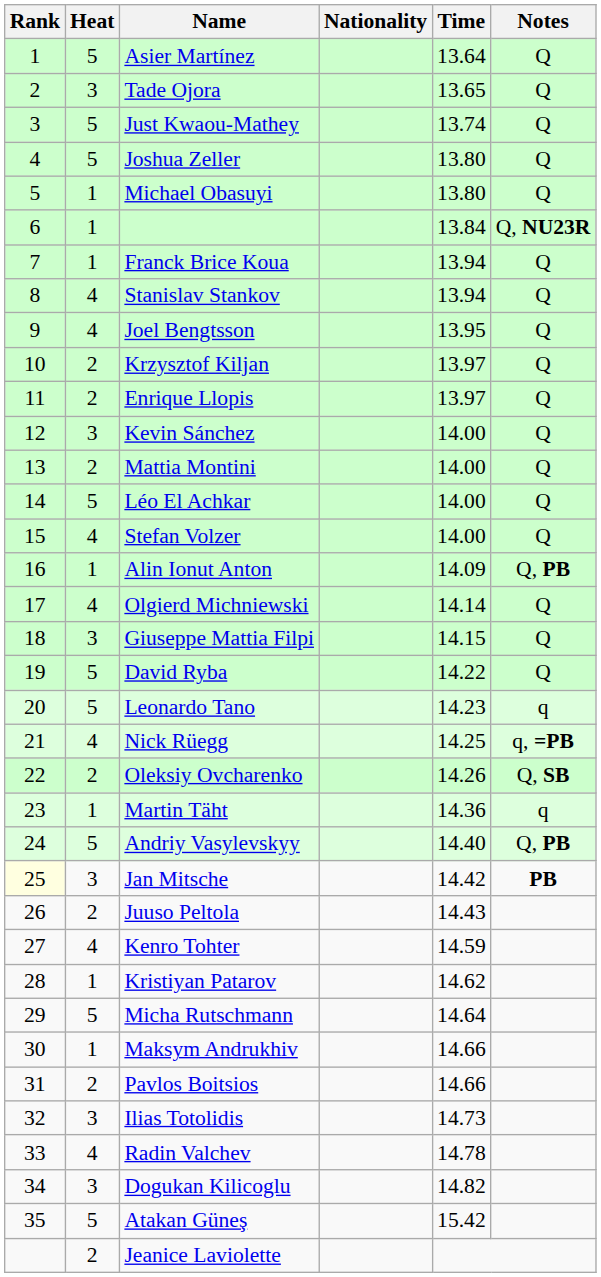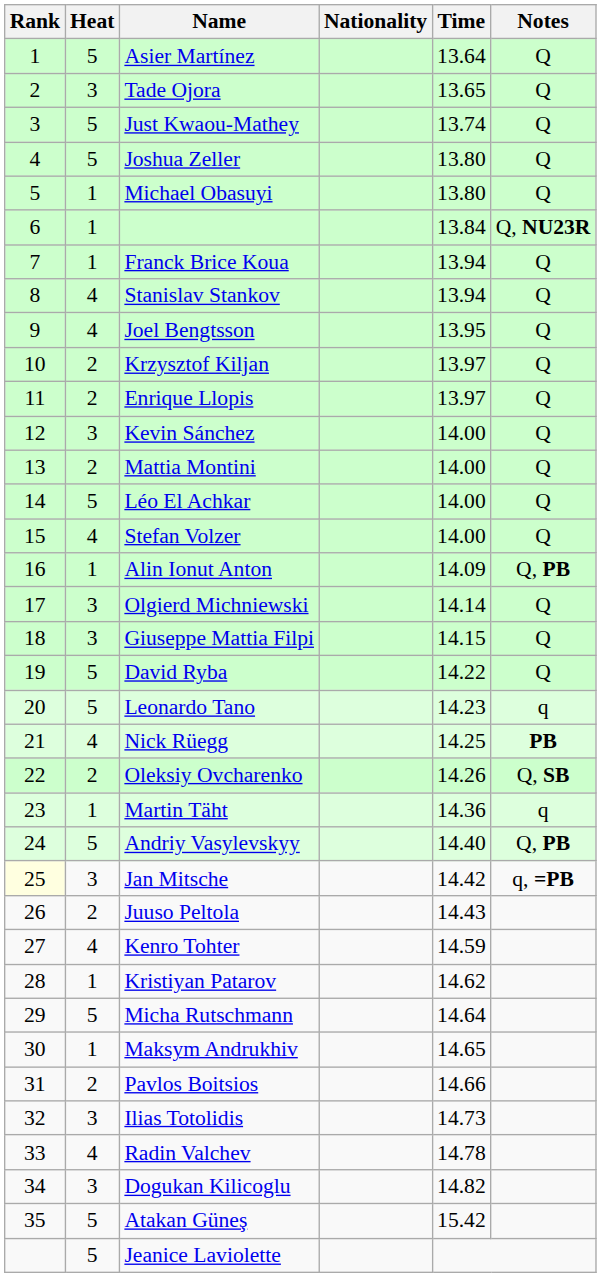(92, 603) 4 -> (92, 603) 3
(543, 741) q, =PB -> (543, 741) PB
(543, 878) PB -> (543, 878) q, =PB
(461, 1049) 14.66 -> (461, 1049) 14.65
(92, 1254) 2 -> (92, 1254) 5
